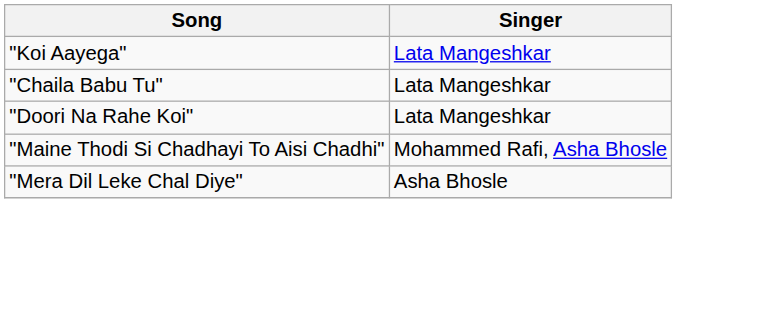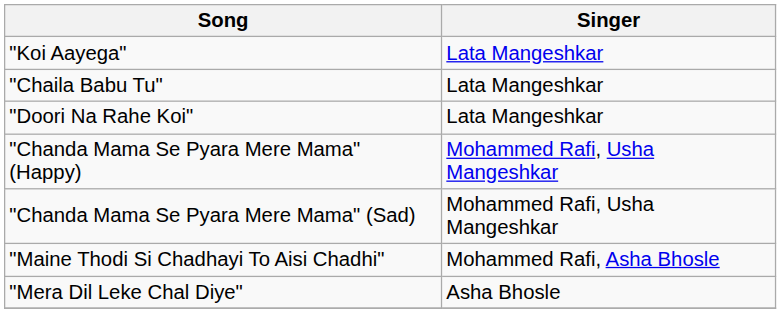+ row: (185, 160)
+ row: (212, 216)
